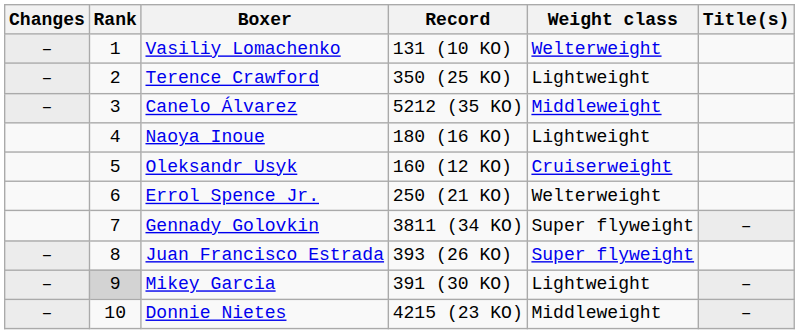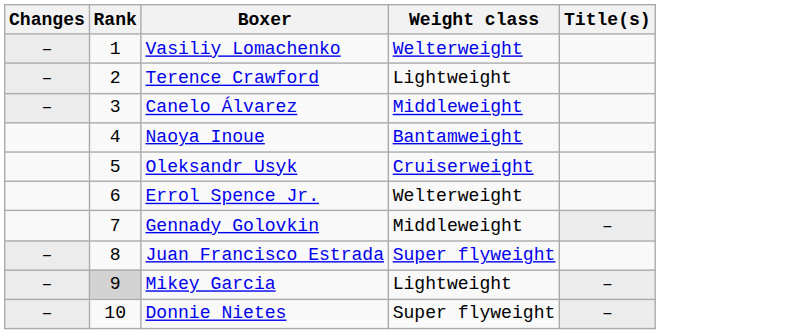- column: (458, 19)
(591, 137) Lightweight -> (458, 137) Bantamweight
(613, 226) Super flyweight -> (458, 226) Middleweight
(596, 314) Middleweight -> (474, 314) Super flyweight
